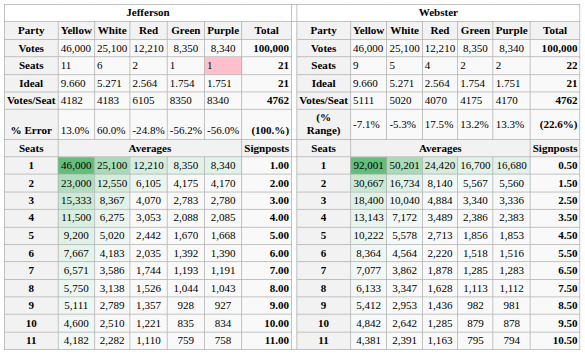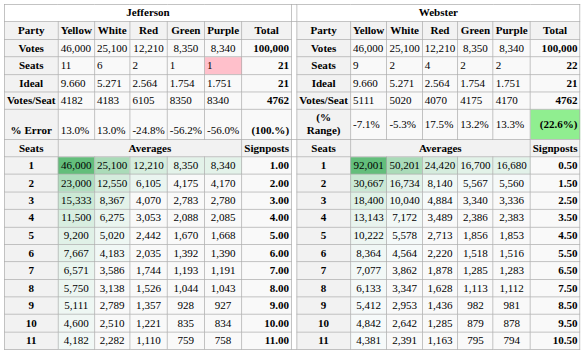(392, 65) 5 -> (392, 65) 2
(111, 130) 60.0% -> (111, 130) 13.0%
(559, 124) no background -> (559, 124) lightgreen background
